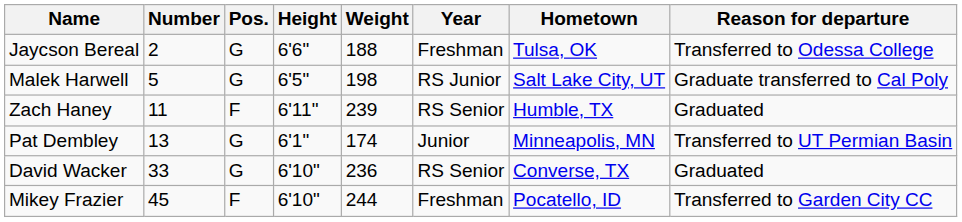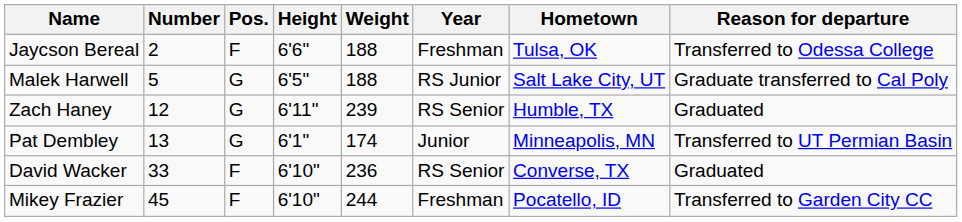(236, 49) G -> (234, 49) F
(362, 79) 198 -> (362, 79) 188
(158, 110) 11 -> (159, 110) 12
(234, 110) F -> (236, 110) G
(236, 170) G -> (234, 170) F
